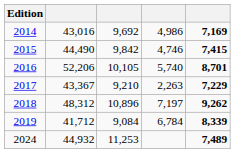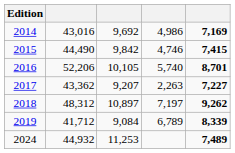(79, 85) 43,367 -> (79, 85) 43,362
(126, 85) 9,210 -> (126, 85) 9,207
(214, 85) 7,229 -> (214, 85) 7,227
(123, 103) 10,896 -> (123, 103) 10,897
(170, 121) 6,784 -> (170, 121) 6,789
